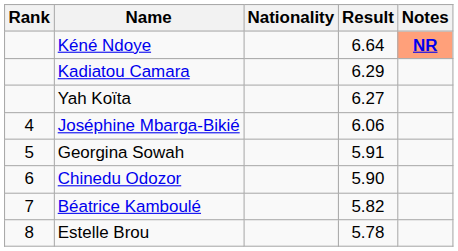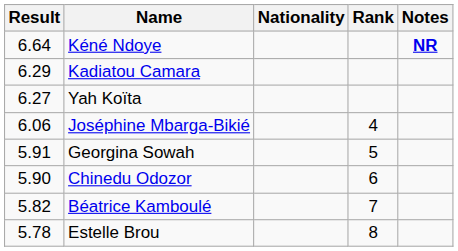columns swapped: (29, 17) <-> (368, 17)
(425, 44) lightsalmon background -> (425, 44) no background
